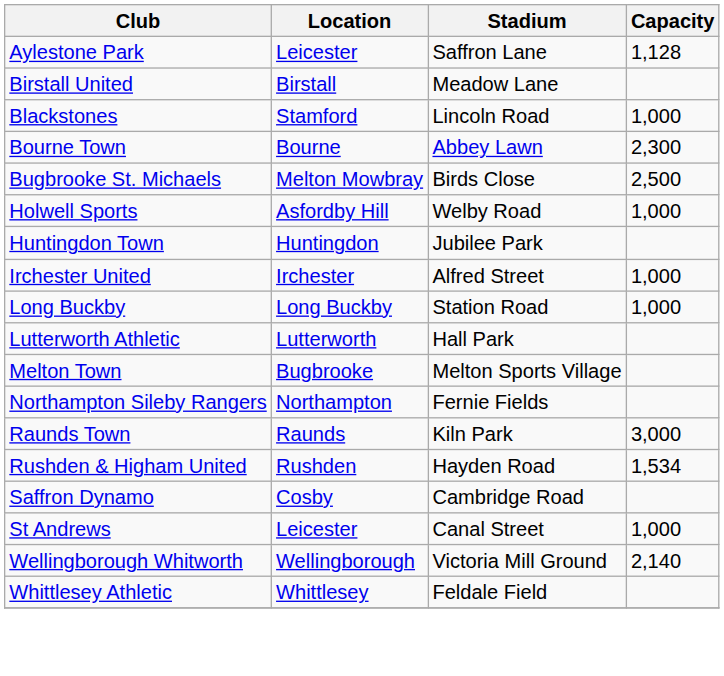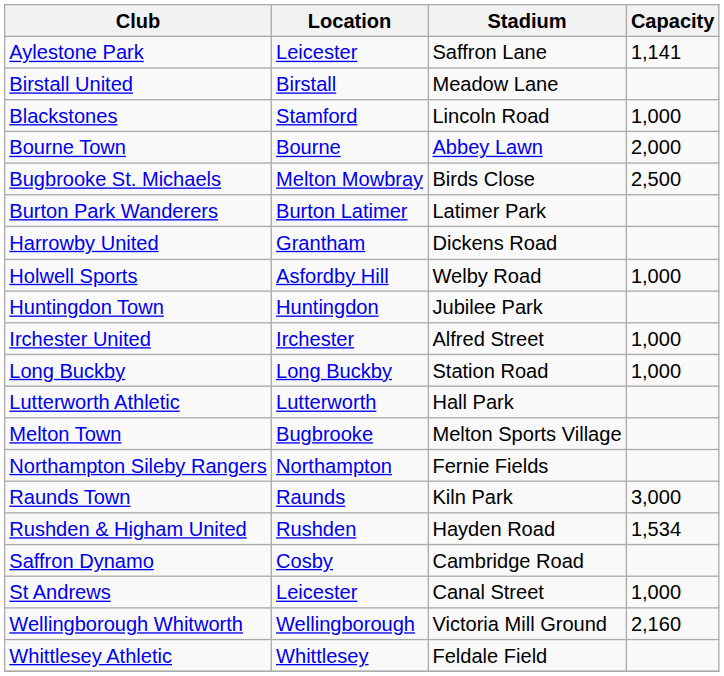(656, 52) 1,128 -> (656, 52) 1,141
(656, 148) 2,300 -> (656, 148) 2,000
+ row: (114, 211)
+ row: (84, 243)
(656, 561) 2,140 -> (656, 624) 2,160
